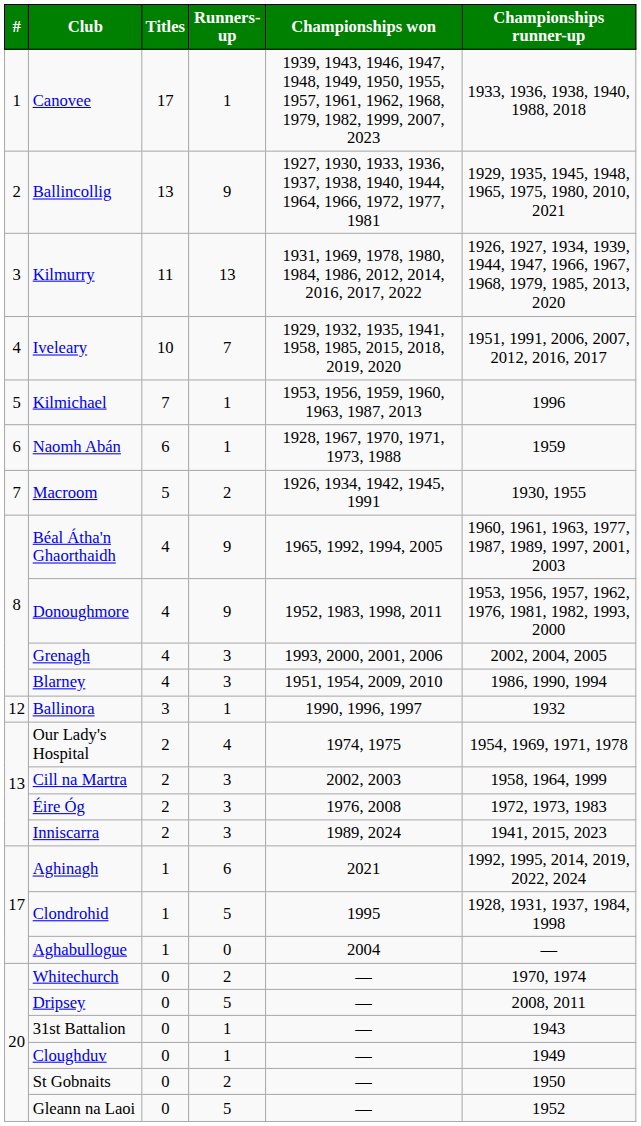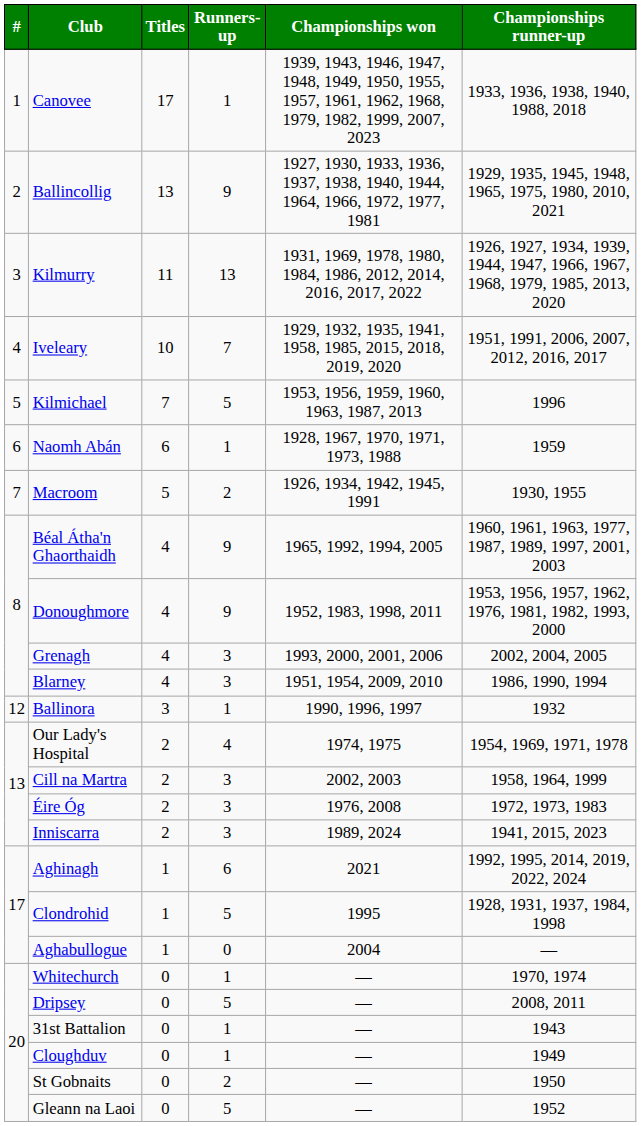(227, 402) 1 -> (227, 402) 5
(227, 976) 2 -> (227, 976) 1
